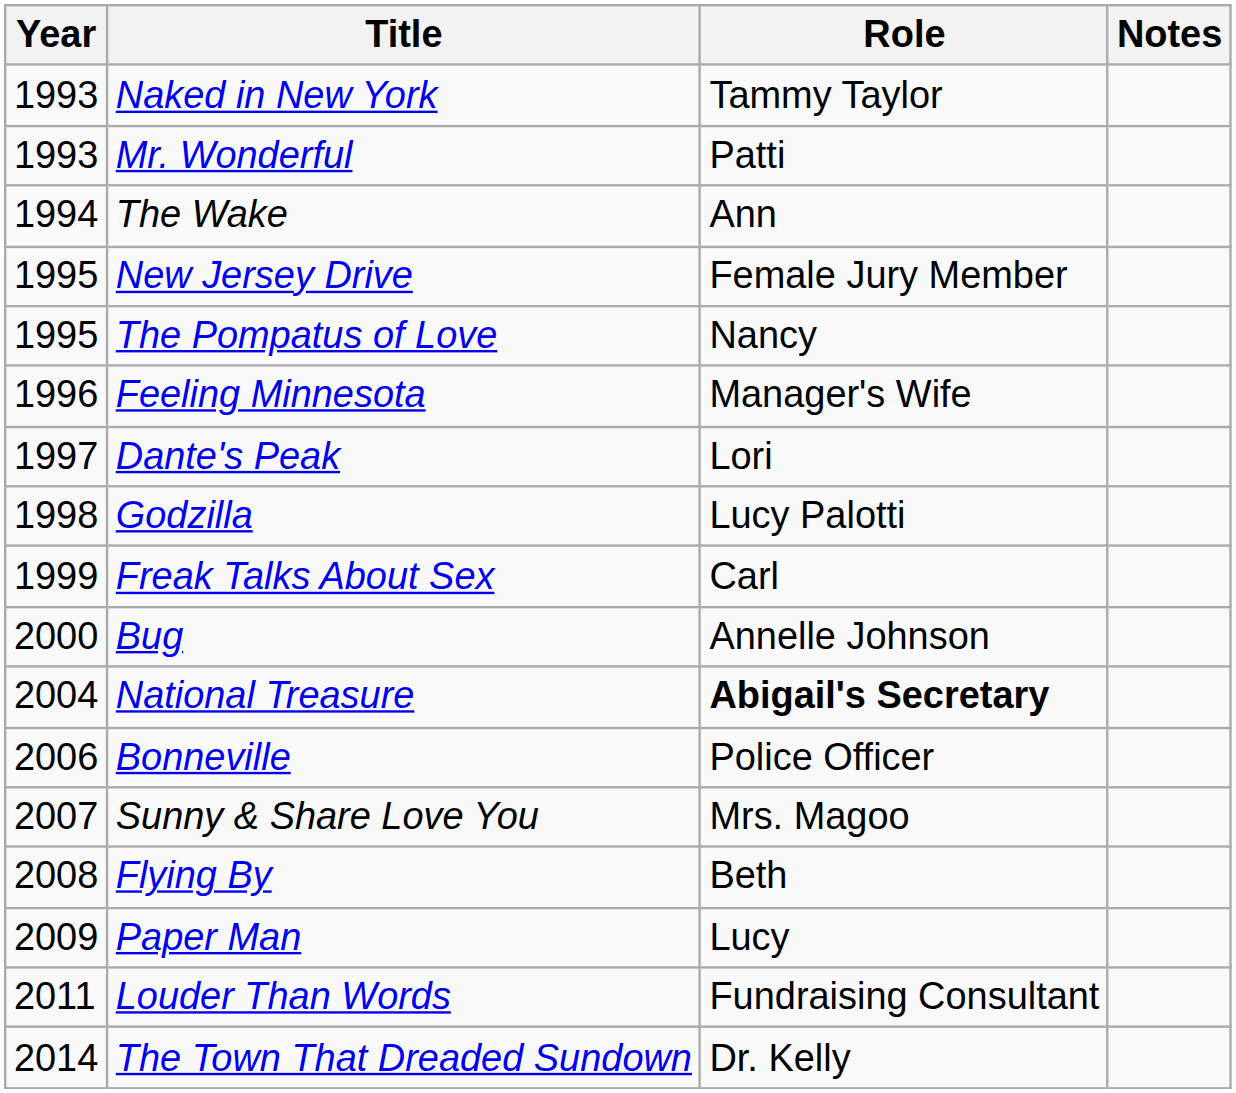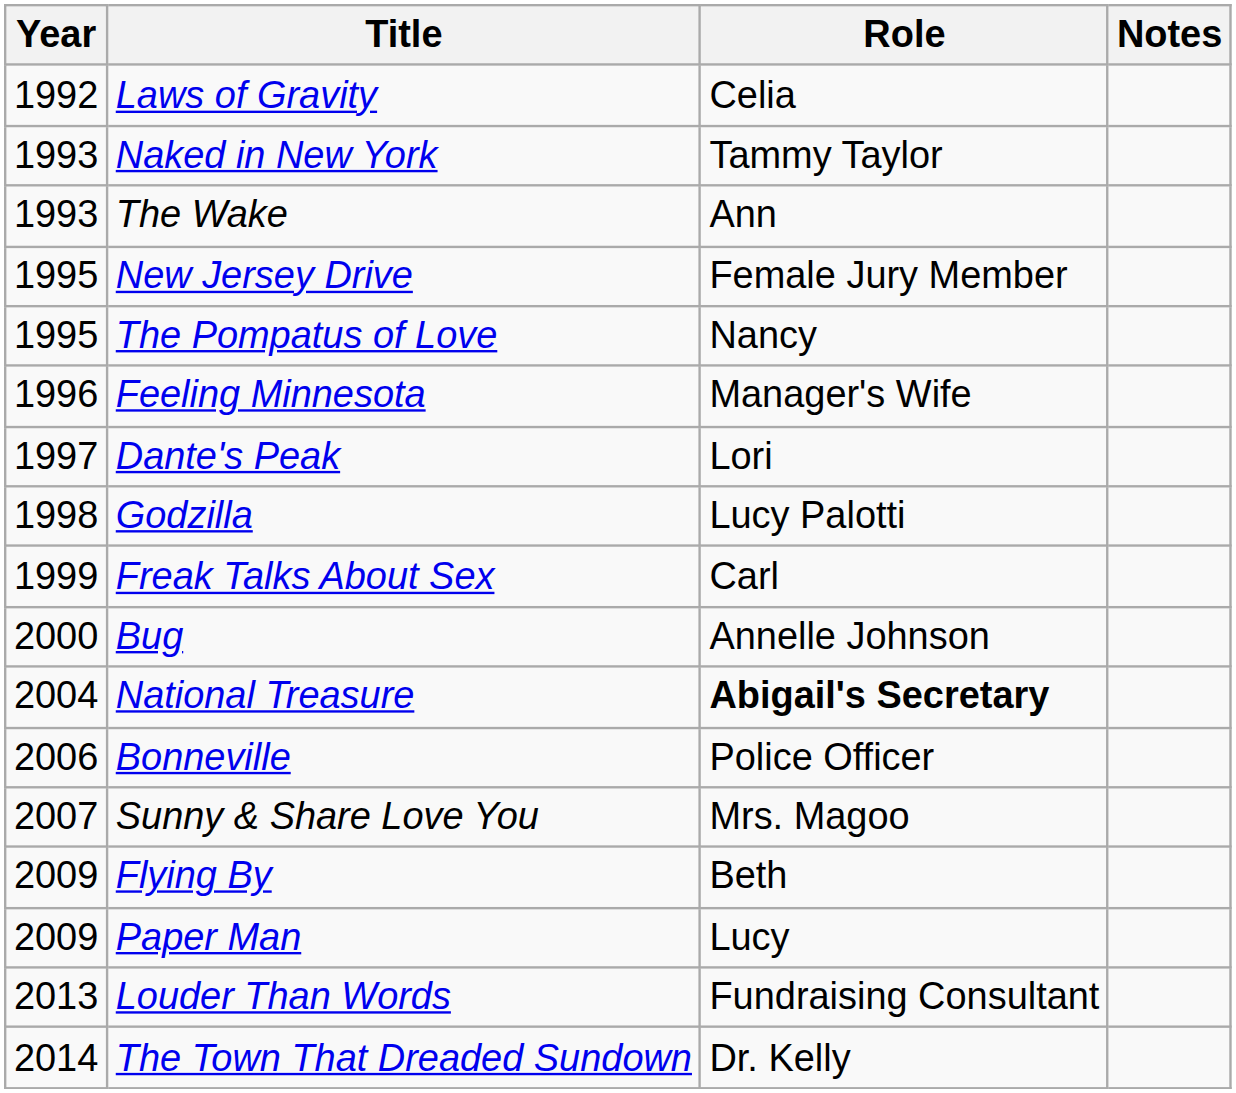+ row: (246, 94)
- row: (234, 154)
(56, 214) 1994 -> (56, 214) 1993
(56, 876) 2008 -> (56, 876) 2009
(55, 996) 2011 -> (56, 996) 2013
